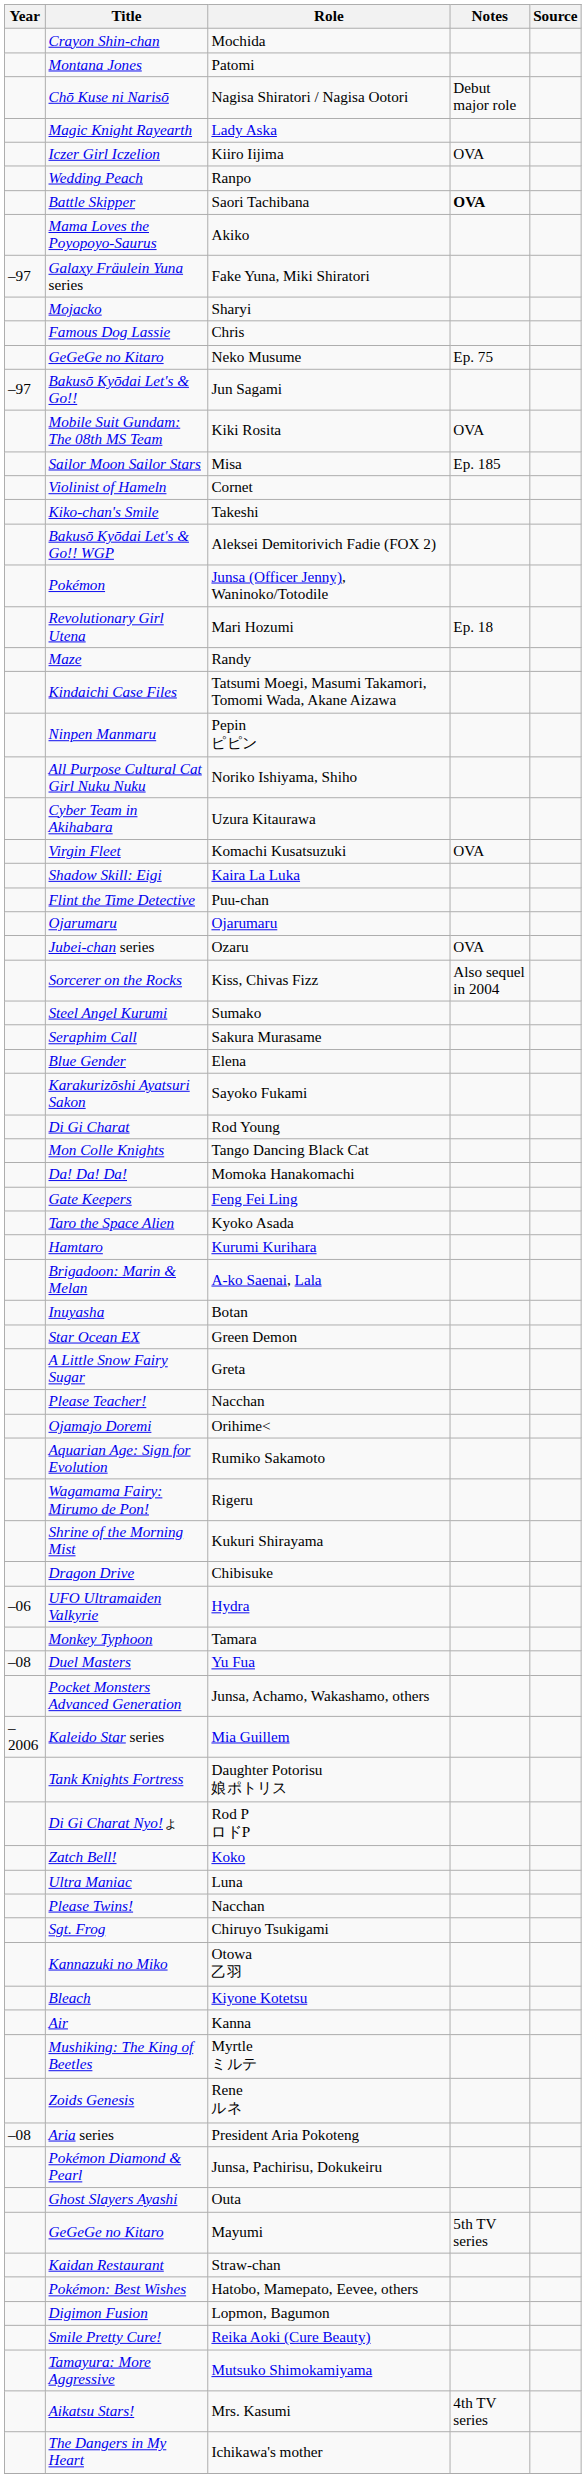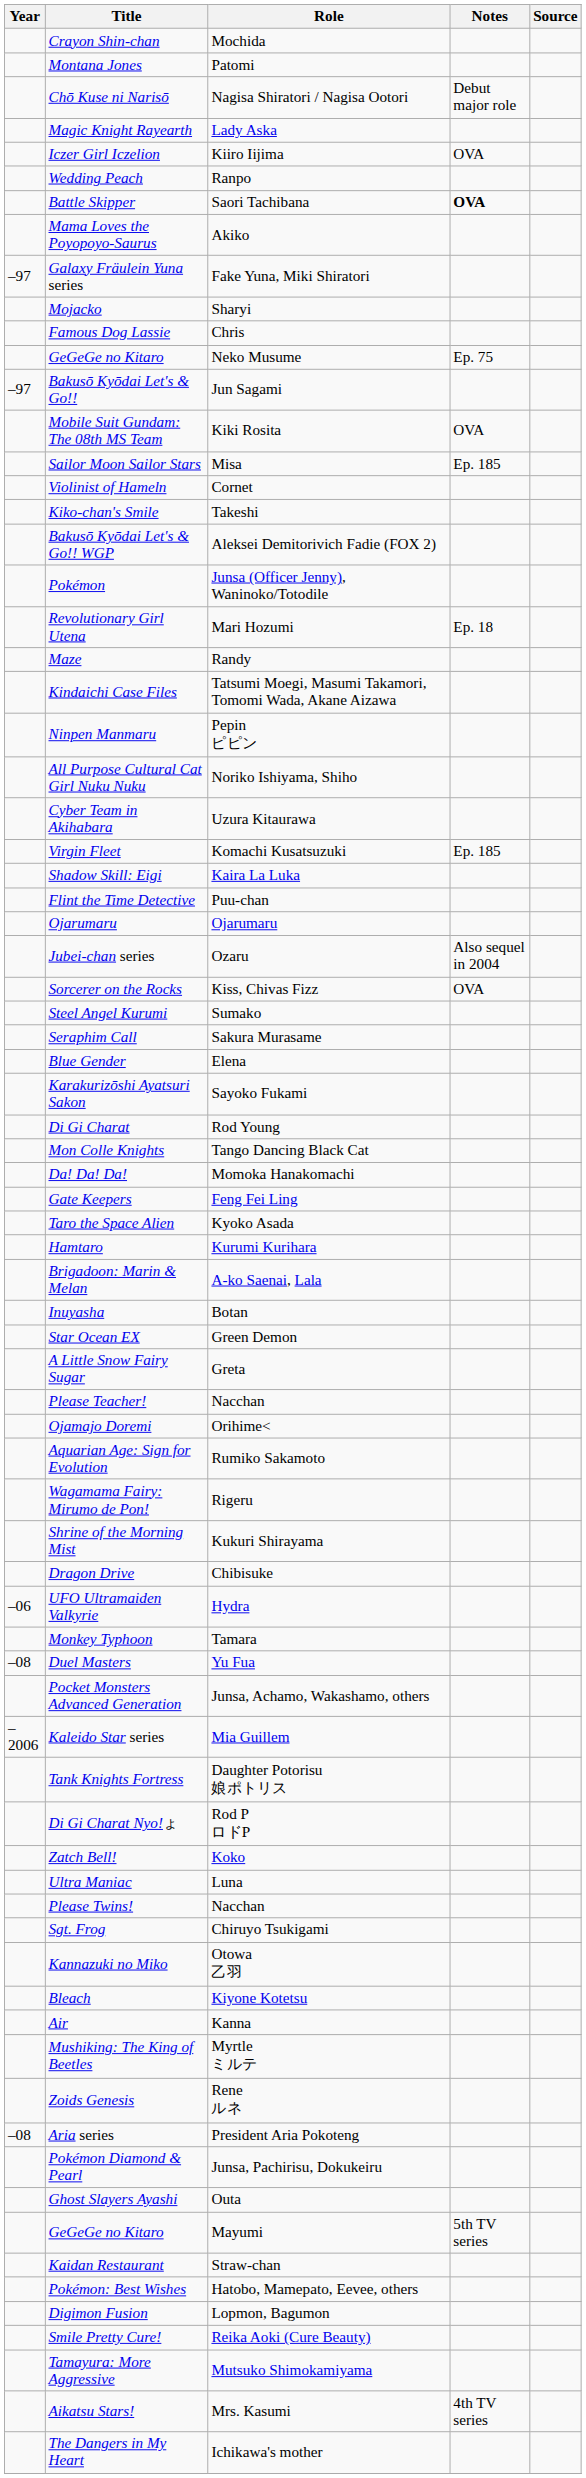(469, 851) OVA -> (477, 851) Ep. 185
(469, 947) OVA -> (489, 956) Also sequel in 2004
(489, 980) Also sequel in 2004 -> (469, 988) OVA
